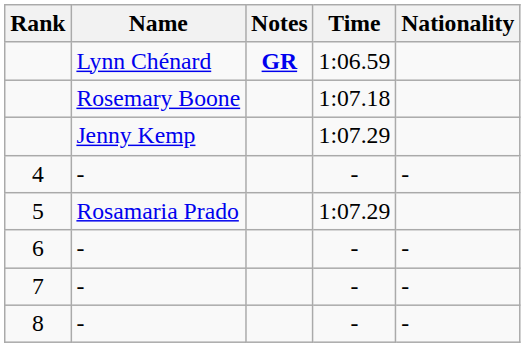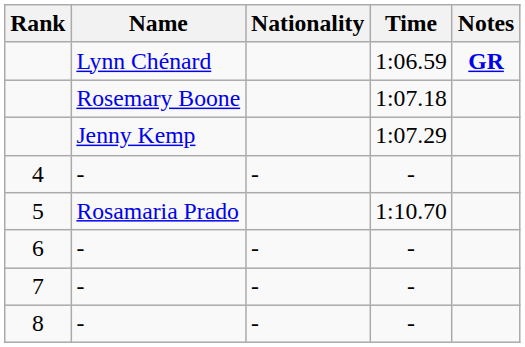columns swapped: (458, 23) <-> (279, 23)
(354, 211) 1:07.29 -> (411, 211) 1:10.70
